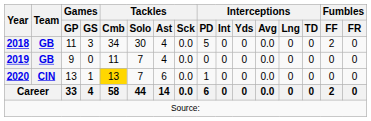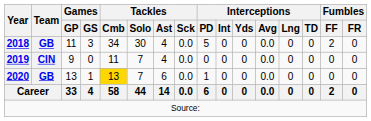(46, 60) GB -> (46, 60) CIN
(46, 76) CIN -> (46, 76) GB
